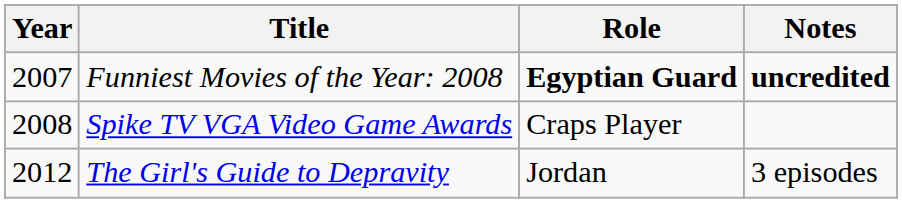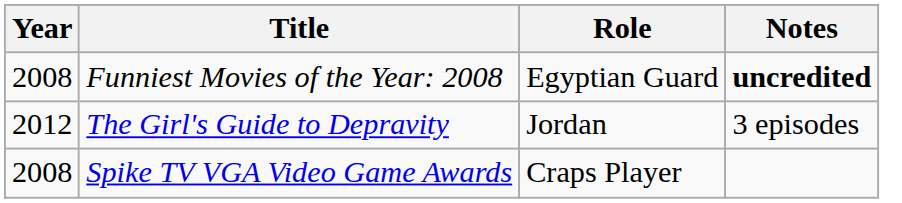(42, 76) 2007 -> (42, 76) 2008
(632, 76) bold -> (622, 76) normal
rows swapped: (299, 124) <-> (268, 172)
